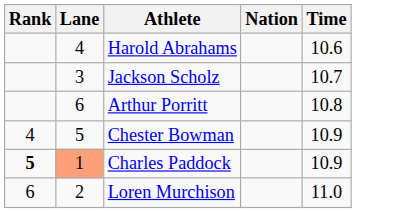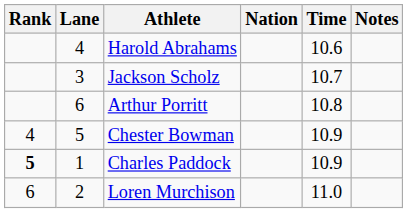+ column: (377, 18)
(80, 163) lightsalmon background -> (80, 163) no background
